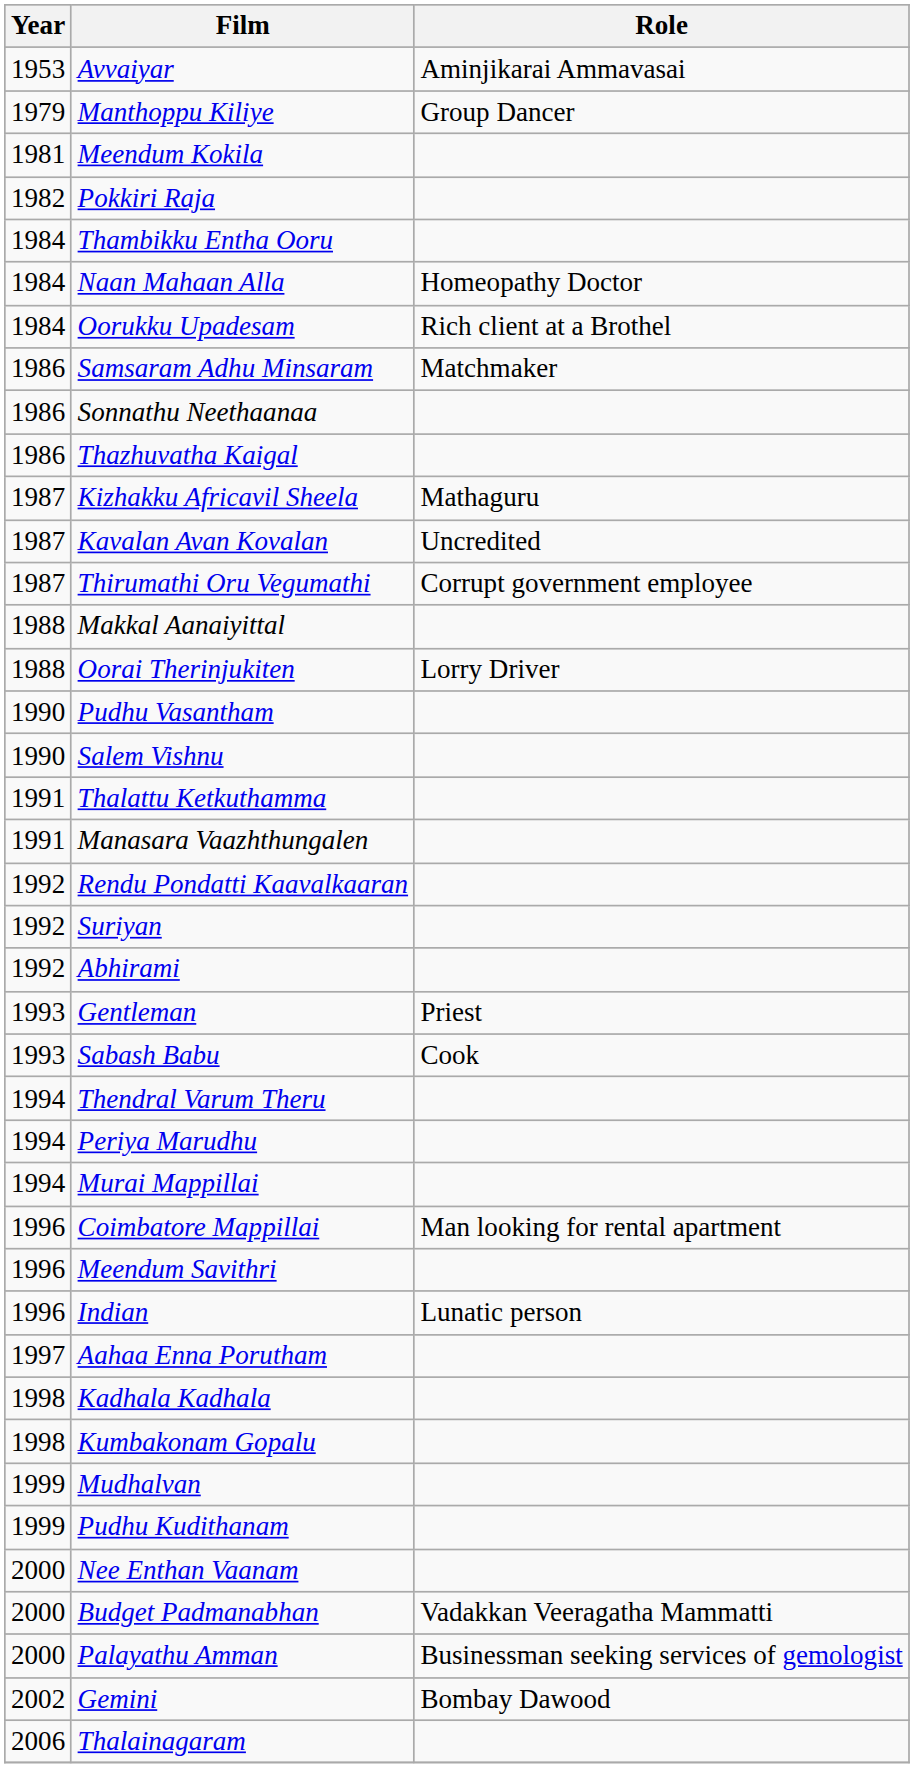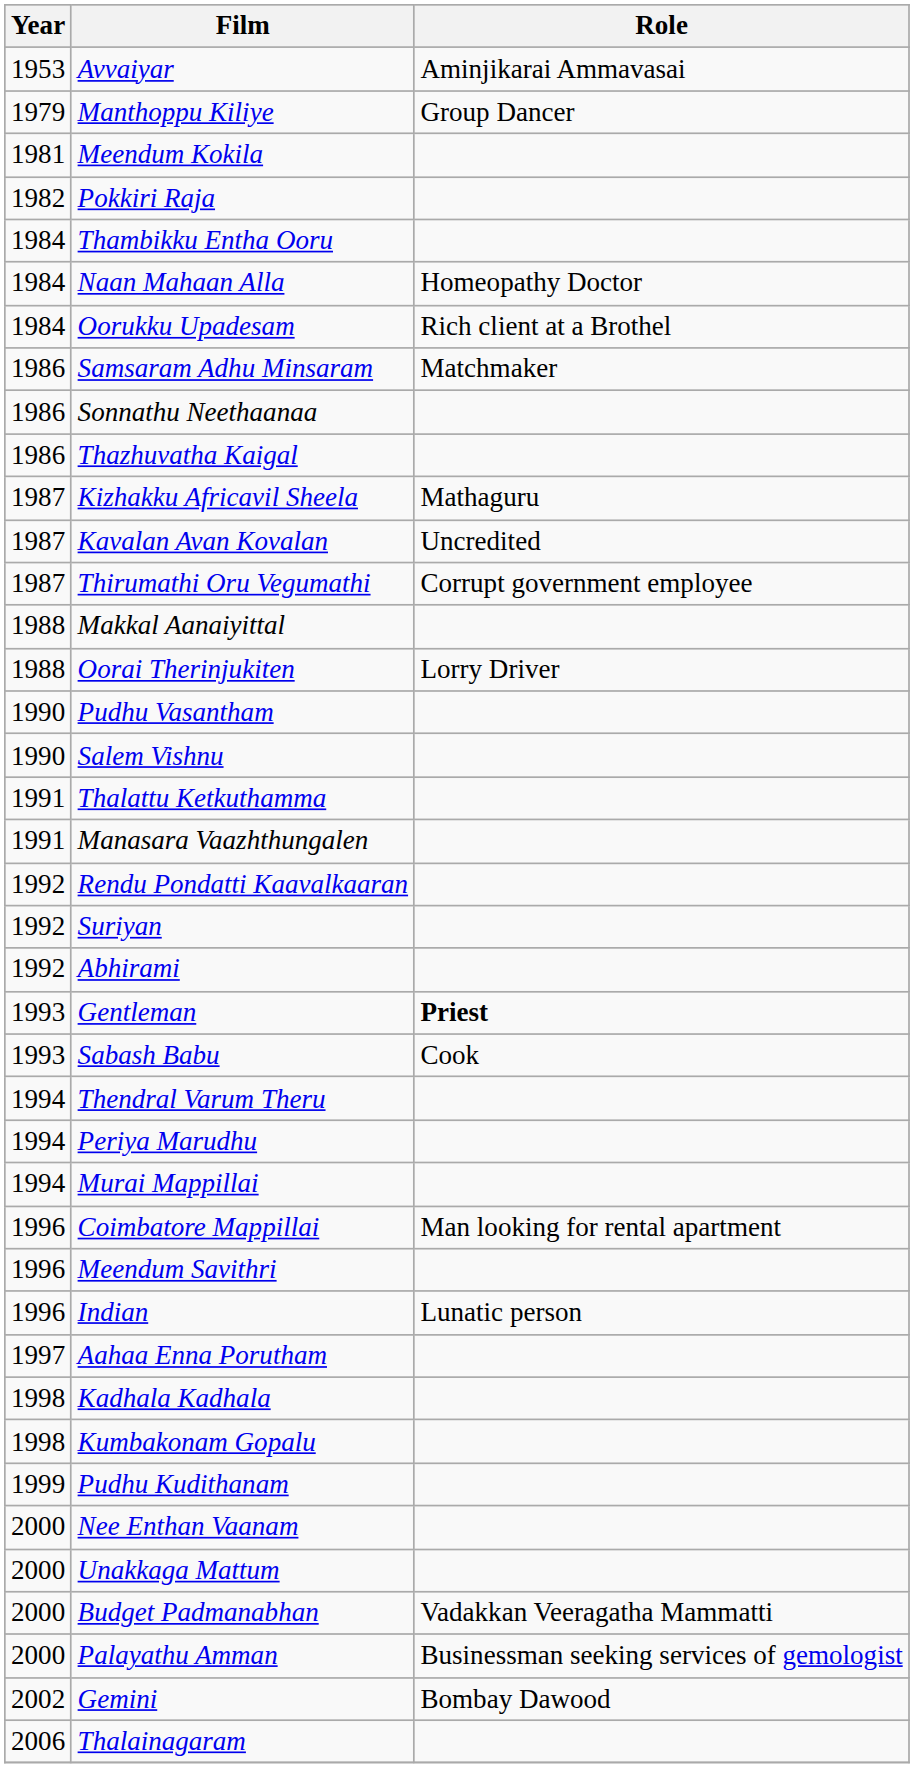(451, 1012) normal -> (454, 1012) bold
- row: (139, 1483)
+ row: (179, 1569)
